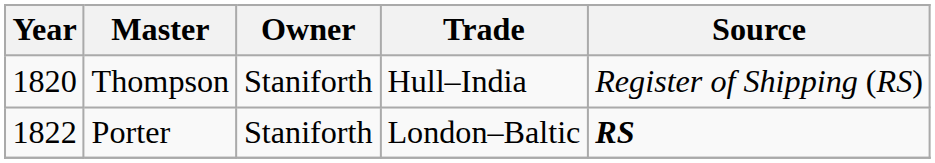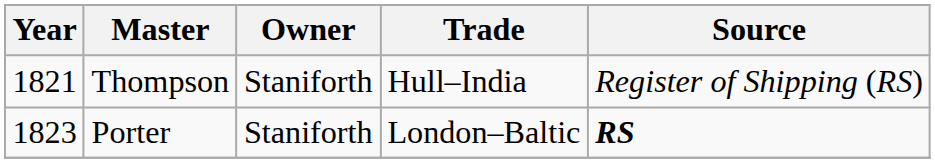(45, 81) 1820 -> (45, 81) 1821
(45, 132) 1822 -> (45, 132) 1823
